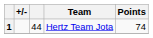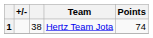(36, 27) 44 -> (36, 27) 38
